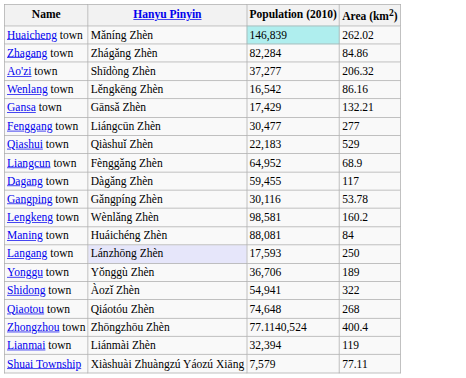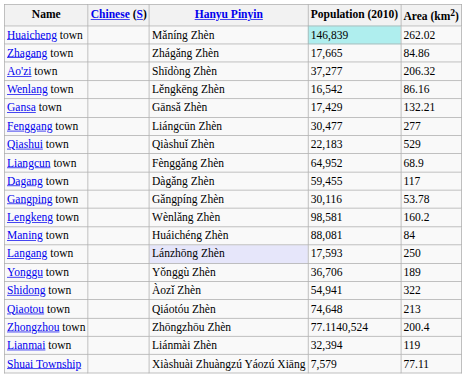+ column: (119, 15)
(265, 53) 82,284 -> (327, 53) 17,665
(351, 309) 268 -> (412, 309) 213
(355, 327) 400.4 -> (416, 327) 200.4
